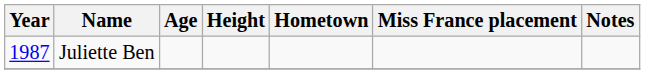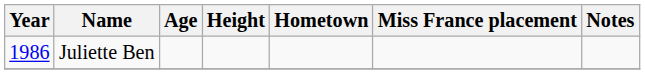(29, 52) 1987 -> (29, 52) 1986
